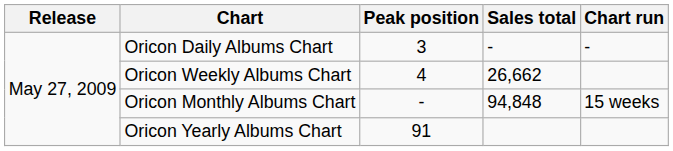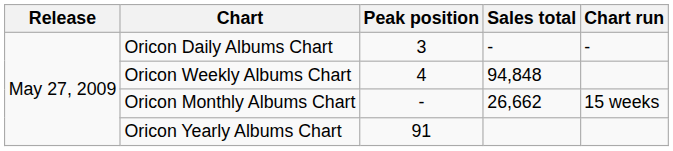(514, 74) 26,662 -> (514, 74) 94,848
(514, 103) 94,848 -> (514, 103) 26,662
